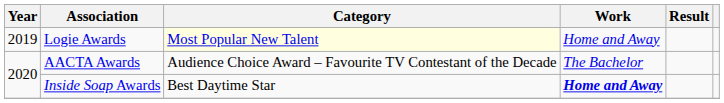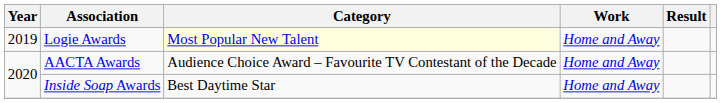(603, 62) The Bachelor -> (611, 62) Home and Away
(613, 86) bold -> (611, 86) normal
